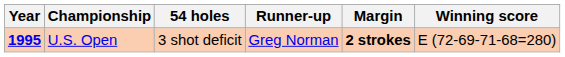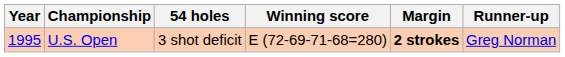columns swapped: (487, 16) <-> (294, 16)
(24, 39) bold -> (24, 39) normal
